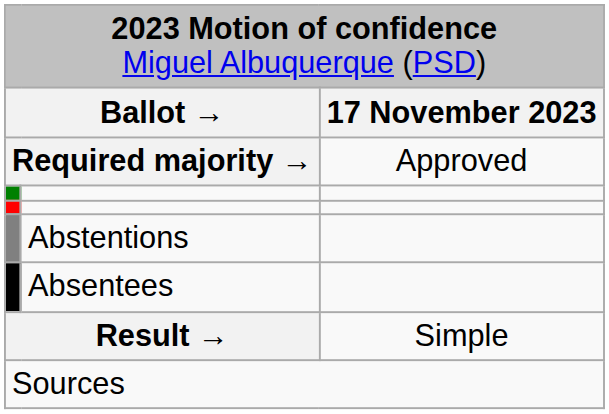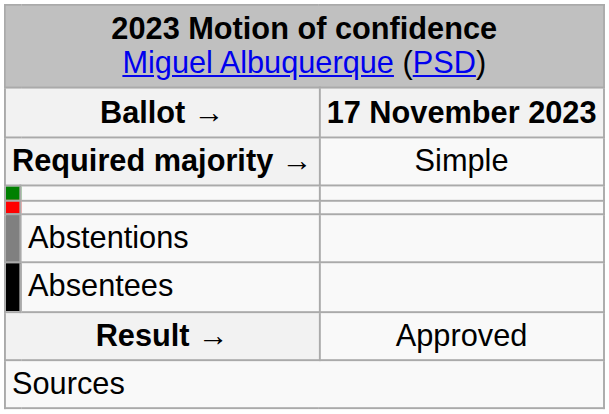(462, 160) Approved -> (462, 160) Simple
(462, 335) Simple -> (462, 335) Approved
